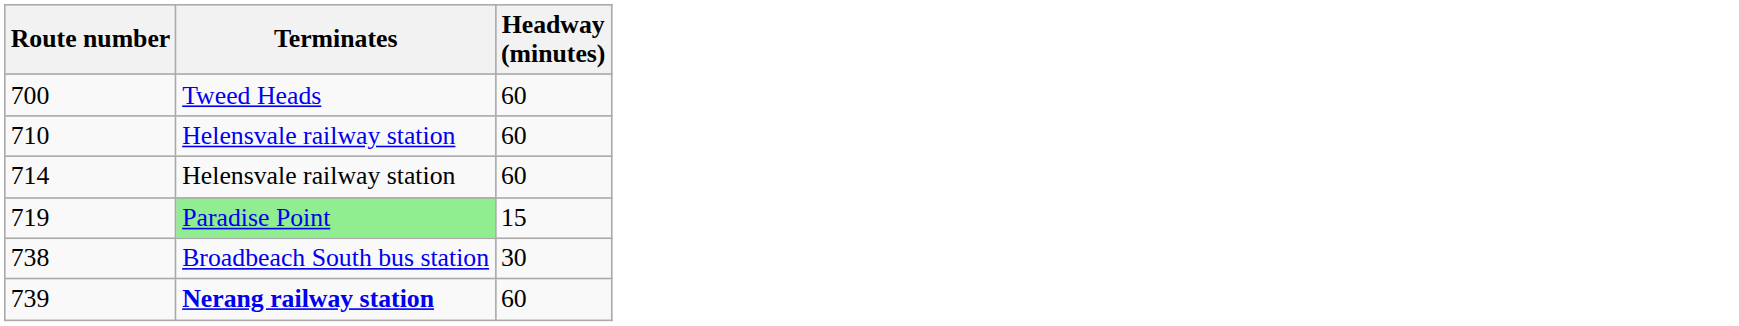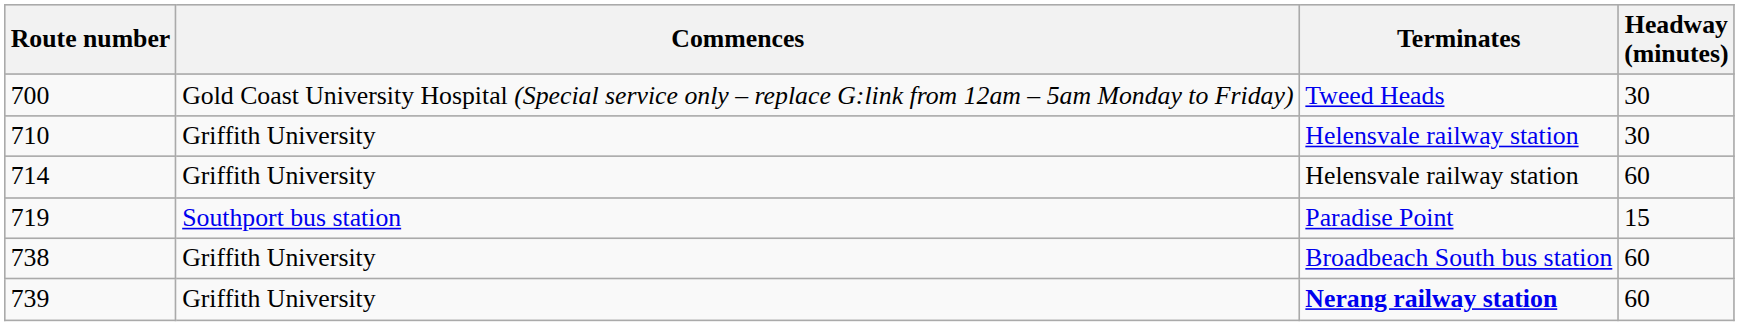+ column: (738, 39)
(514, 94) 60 -> (1637, 94) 30
(514, 135) 60 -> (1637, 135) 30
(256, 217) lightgreen background -> (1379, 217) no background
(514, 258) 30 -> (1637, 258) 60
